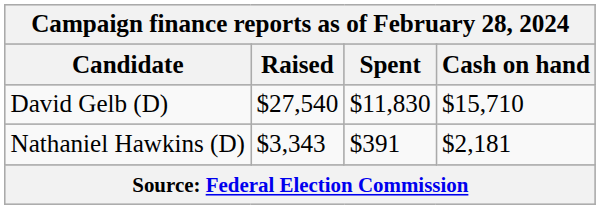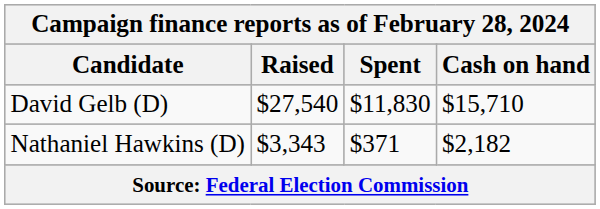(375, 143) $391 -> (375, 143) $371
(477, 143) $2,181 -> (477, 143) $2,182
